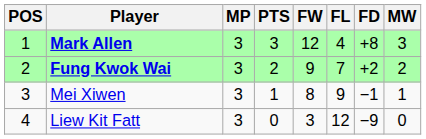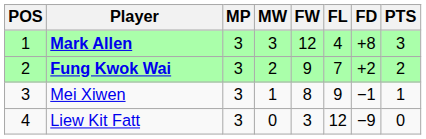columns swapped: (402, 17) <-> (274, 17)
